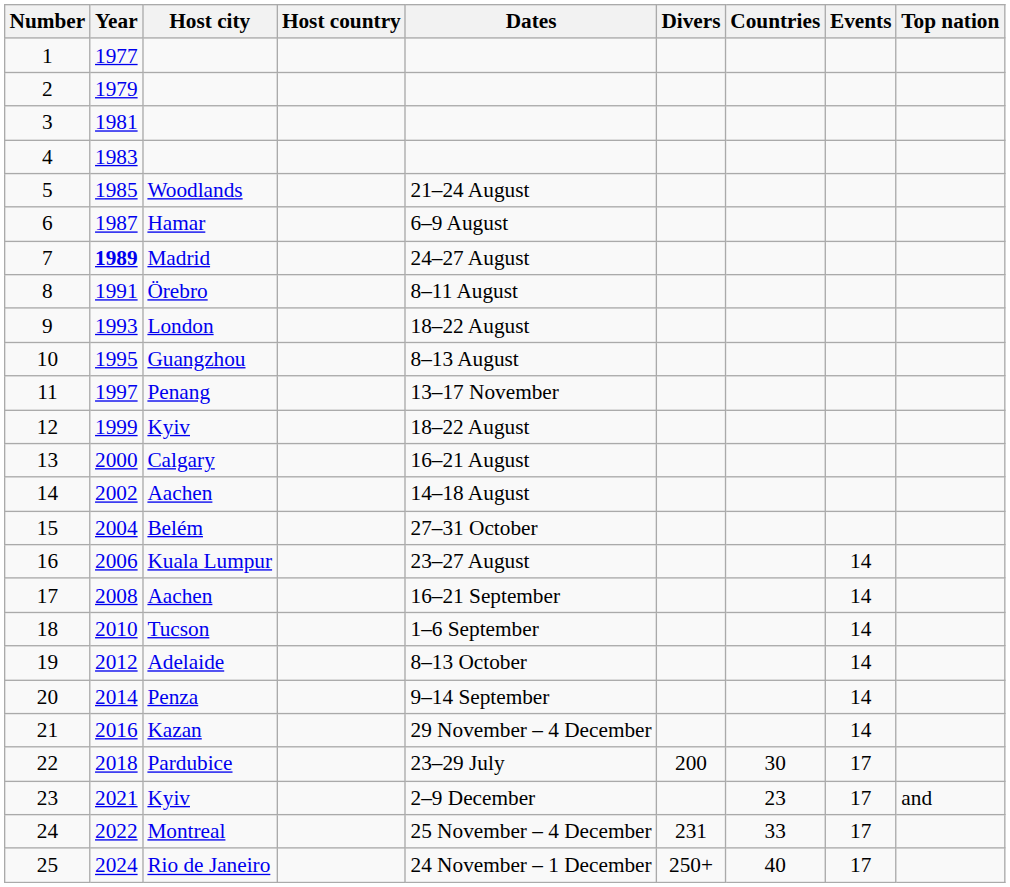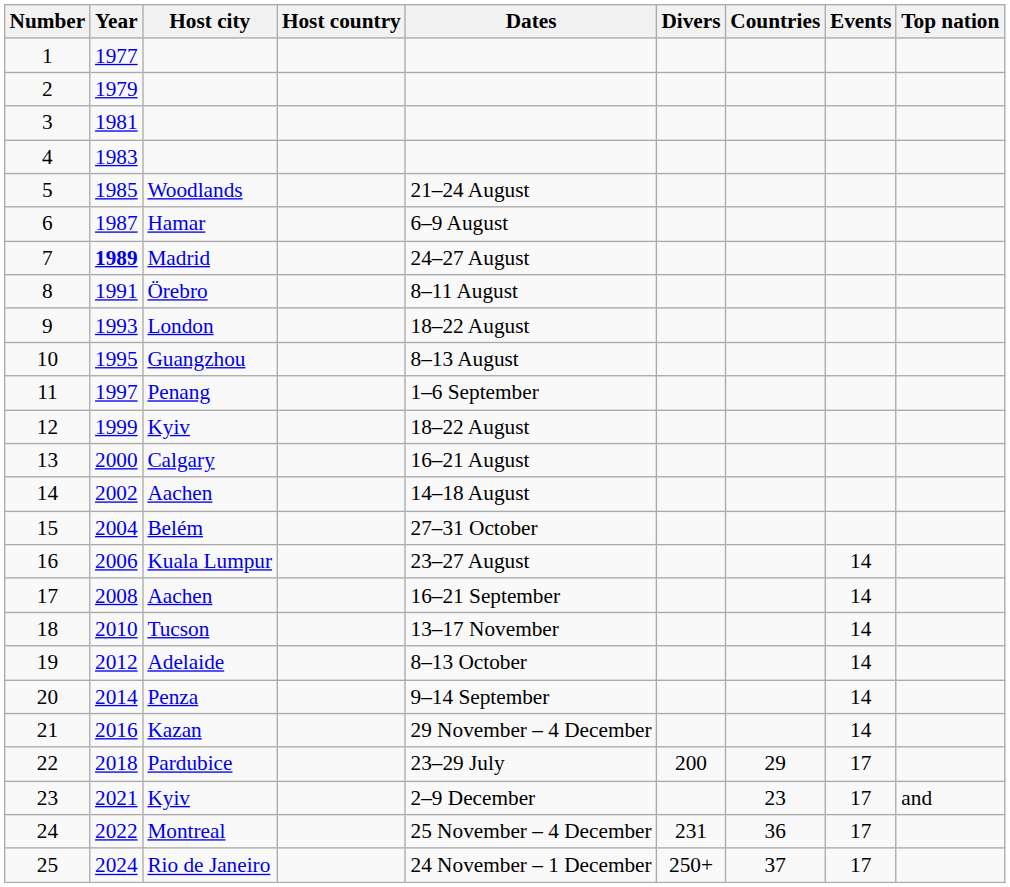(485, 392) 13–17 November -> (475, 392) 1–6 September
(475, 628) 1–6 September -> (485, 628) 13–17 November
(775, 763) 30 -> (775, 763) 29
(775, 831) 33 -> (775, 831) 36
(775, 865) 40 -> (775, 865) 37
